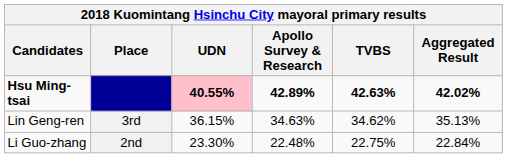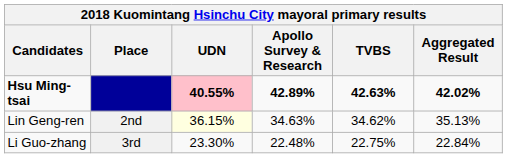(131, 121) 3rd -> (131, 121) 2nd
(212, 121) no background -> (212, 121) lightyellow background
(131, 142) 2nd -> (131, 142) 3rd
